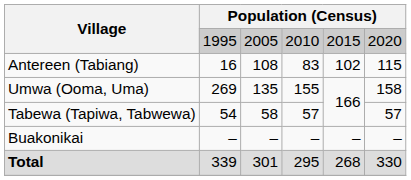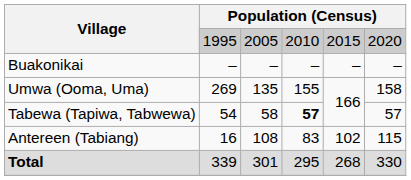rows swapped: (73, 65) <-> (46, 138)
(311, 114) normal -> (311, 114) bold
